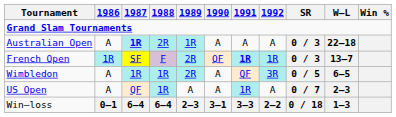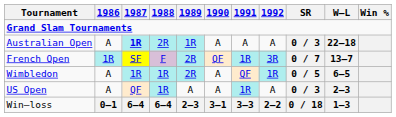(245, 58) bold -> (245, 58) normal
(273, 58) 1R -> (273, 58) 3R
(306, 58) 0 / 3 -> (306, 58) 0 / 7
(273, 74) 3R -> (273, 74) 1R
(306, 89) 0 / 7 -> (306, 89) 0 / 3
